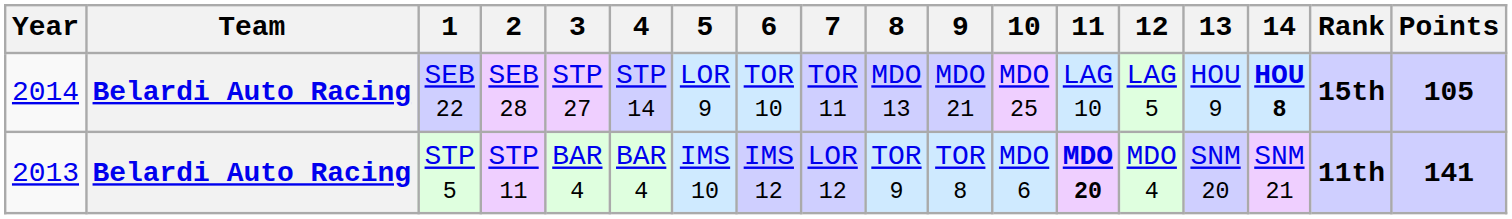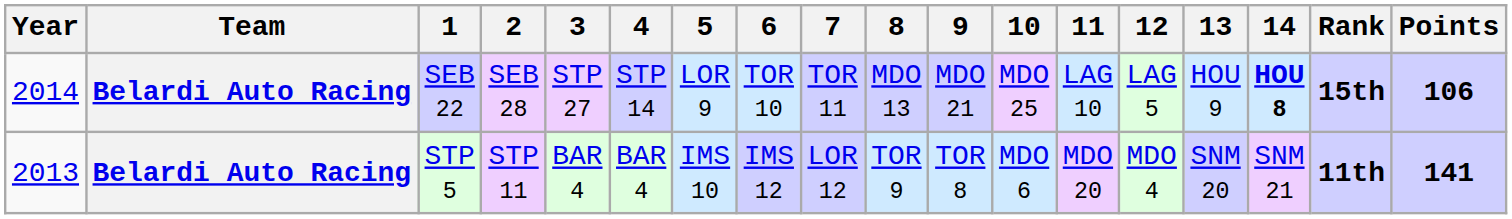(1449, 92) 105 -> (1449, 92) 106
(1088, 173) bold -> (1088, 171) normal
